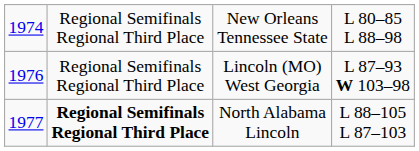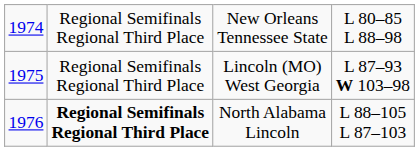(26, 75) 1976 -> (26, 75) 1975
(26, 122) 1977 -> (26, 122) 1976
